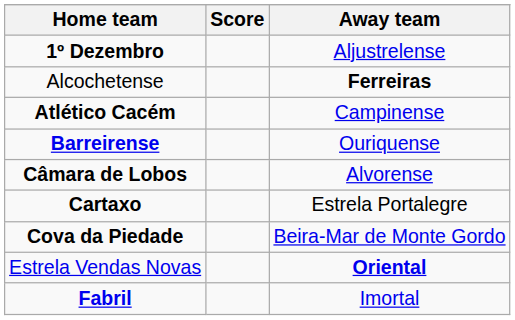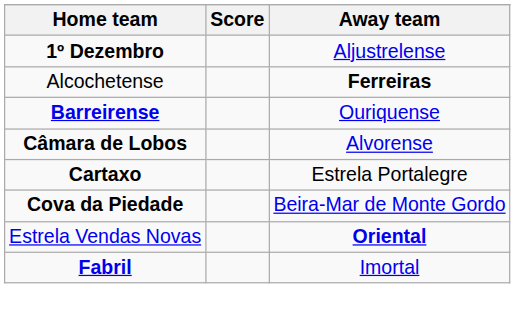- row: (105, 112)
